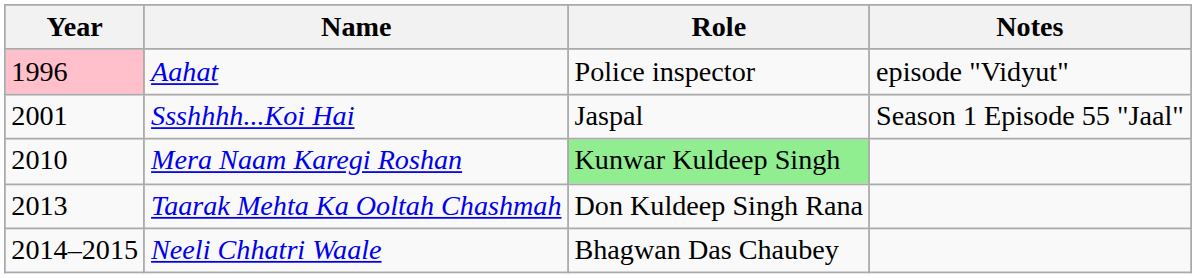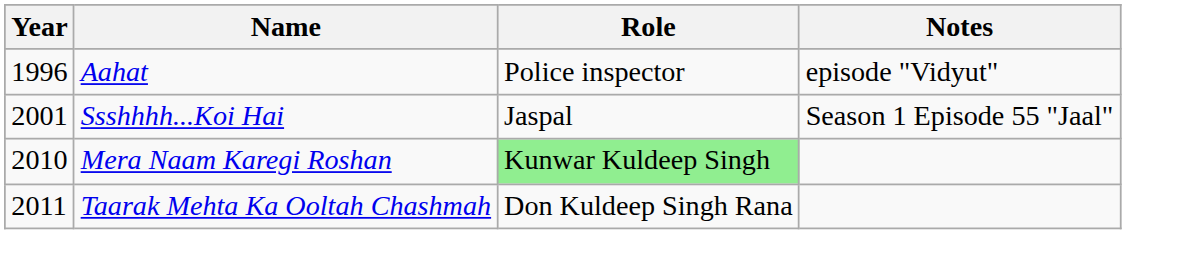(40, 71) pink background -> (40, 71) no background
(40, 205) 2013 -> (39, 205) 2011
- row: (266, 250)
